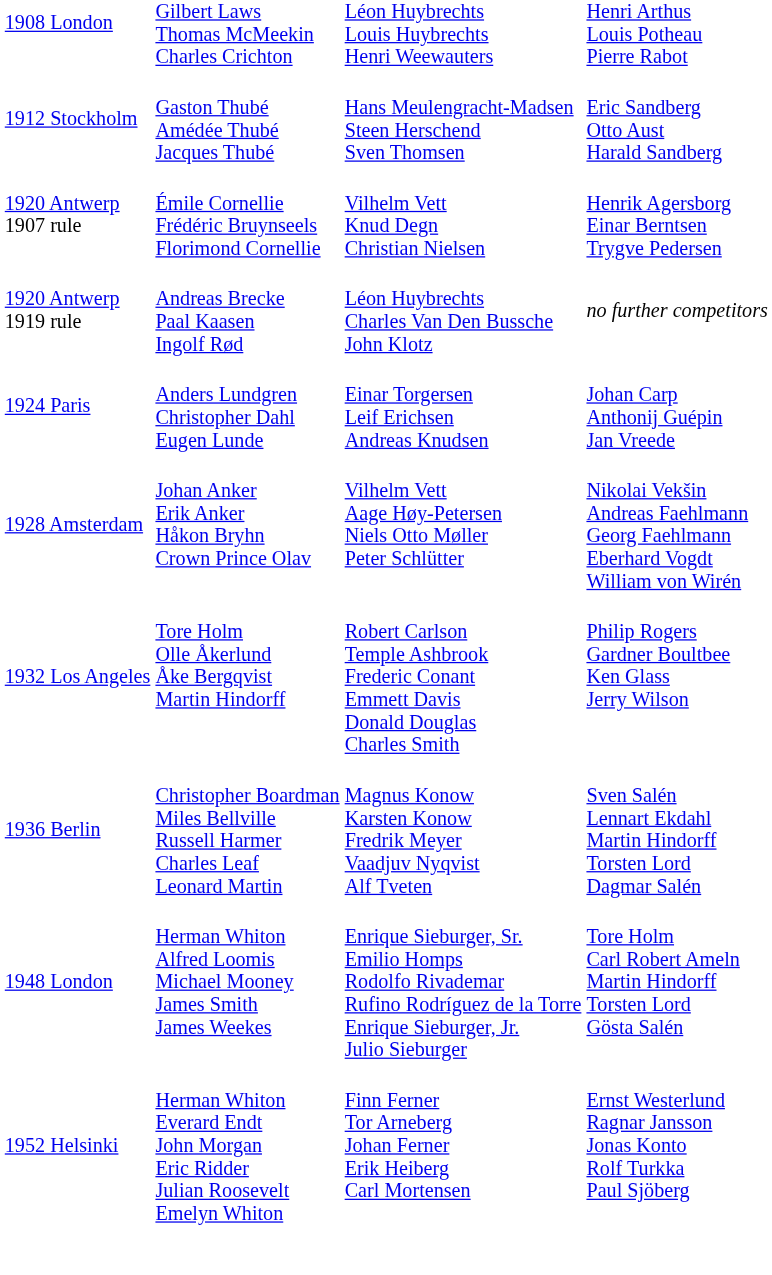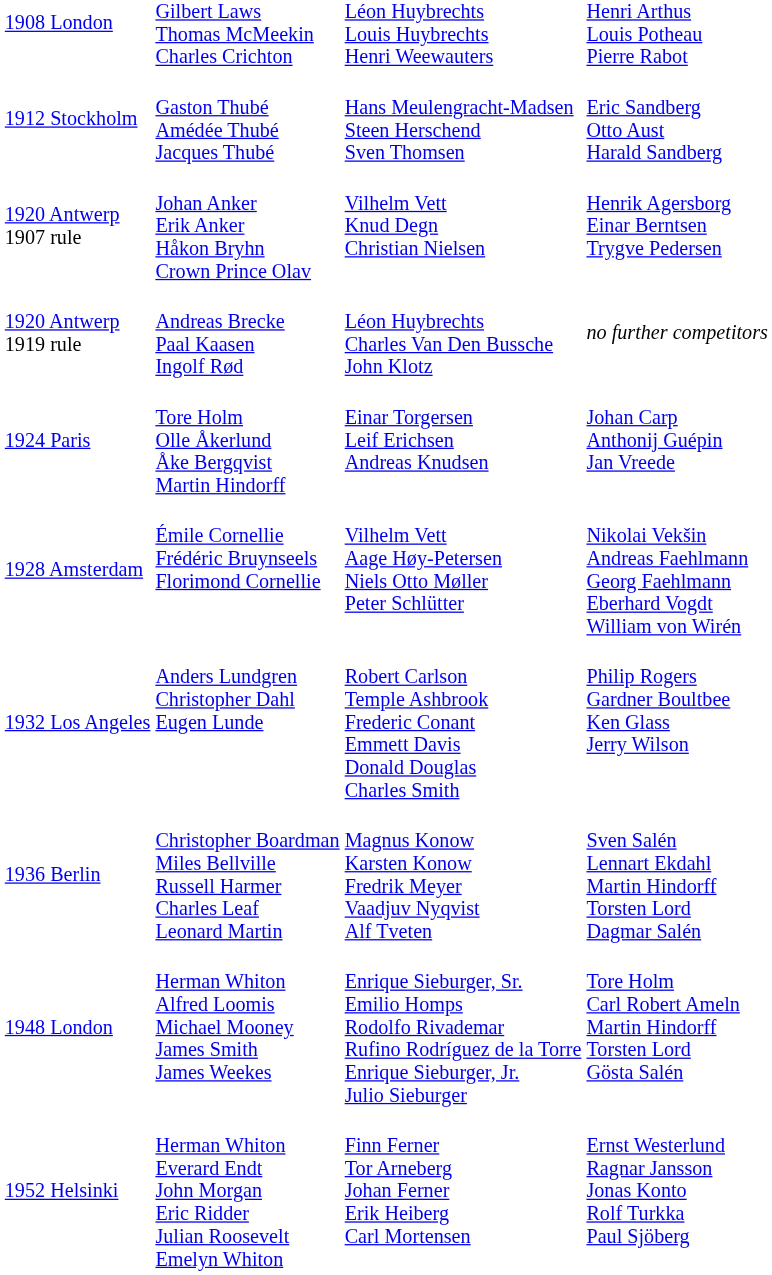(238, 225) Émile Cornellie Frédéric Bruynseels Florimond Cornellie -> (233, 237) Johan Anker Erik Anker Håkon Bryhn Crown Prince Olav
(226, 417) Anders Lundgren Christopher Dahl Eugen Lunde -> (220, 451) Tore Holm Olle Åkerlund Åke Bergqvist Martin Hindorff
(233, 524) Johan Anker Erik Anker Håkon Bryhn Crown Prince Olav -> (238, 558) Émile Cornellie Frédéric Bruynseels Florimond Cornellie
(220, 665) Tore Holm Olle Åkerlund Åke Bergqvist Martin Hindorff -> (226, 699) Anders Lundgren Christopher Dahl Eugen Lunde
